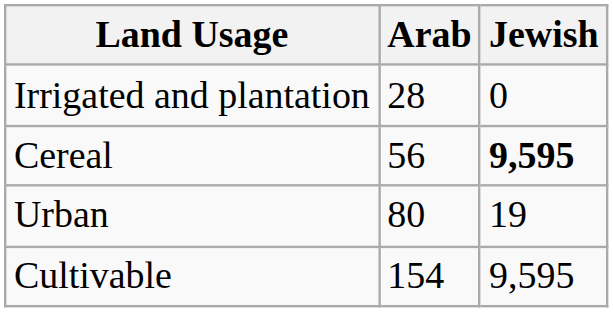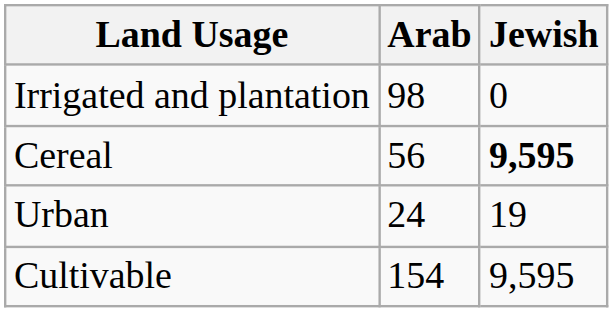(406, 94) 28 -> (406, 94) 98
(406, 214) 80 -> (406, 214) 24
